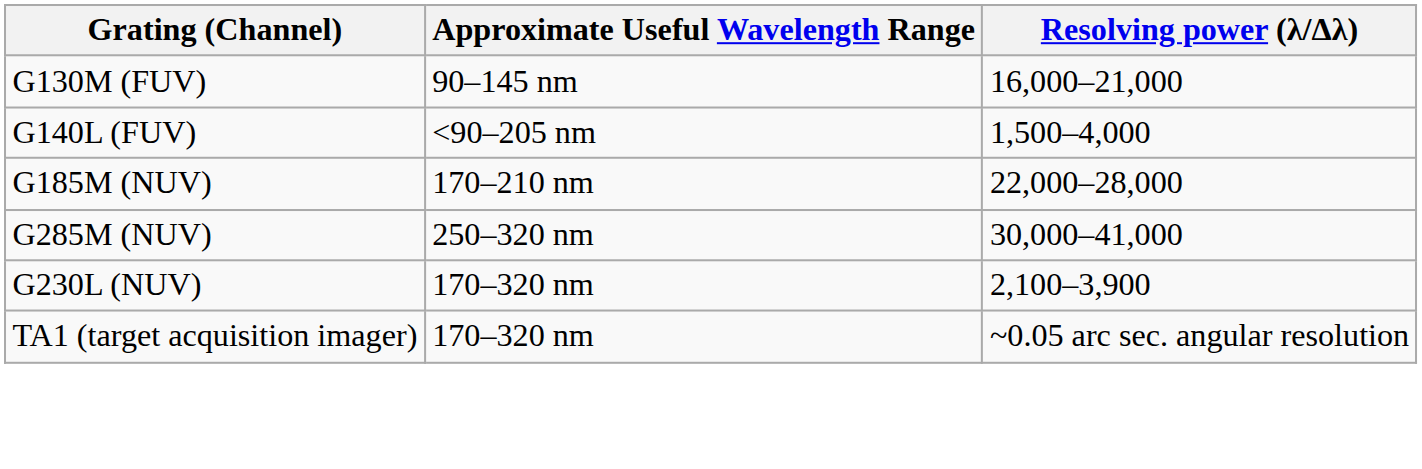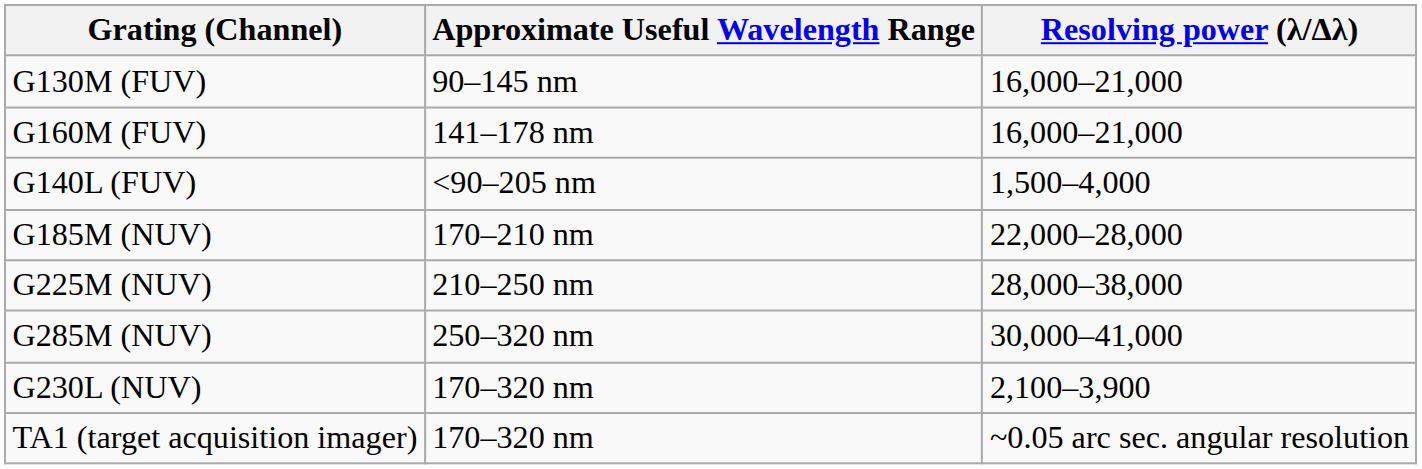+ row: (109, 132)
+ row: (112, 285)
